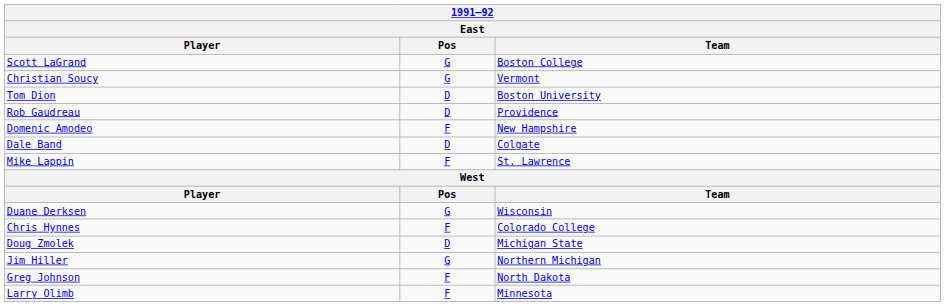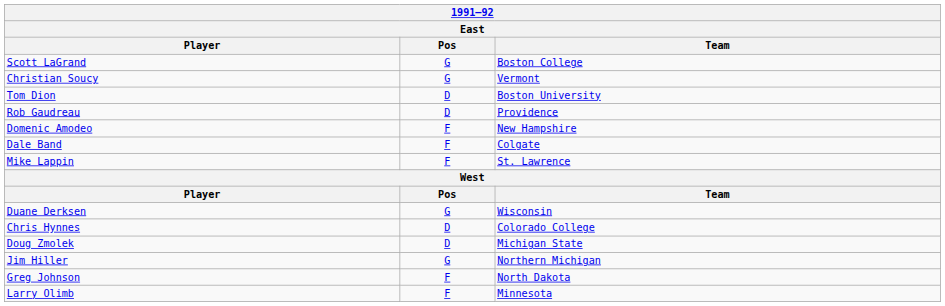(447, 145) D -> (447, 145) F
(447, 227) F -> (447, 227) D
